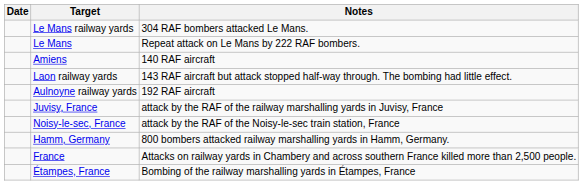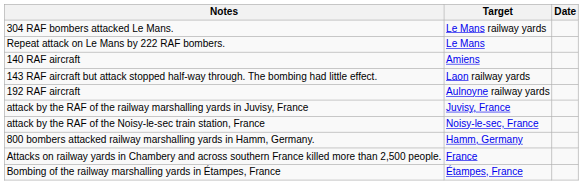columns swapped: (18, 12) <-> (359, 12)
